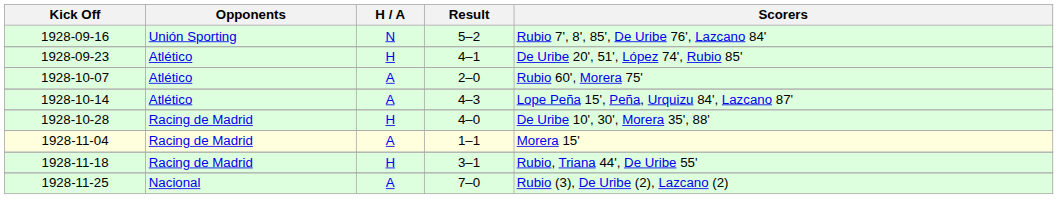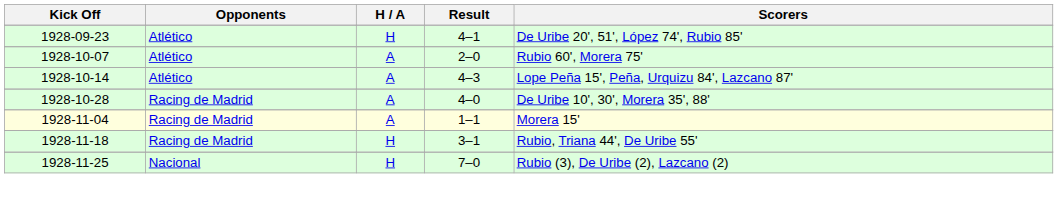- row: (75, 36)
(390, 120) H -> (390, 99) A
(390, 183) A -> (390, 162) H
